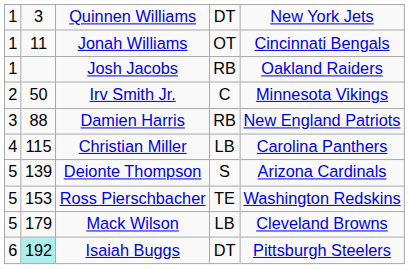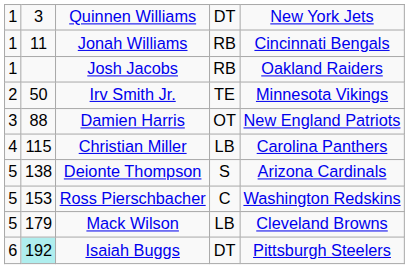(225, 43) OT -> (225, 43) RB
(225, 95) C -> (225, 95) TE
(225, 120) RB -> (225, 120) OT
(38, 172) 139 -> (38, 172) 138
(225, 198) TE -> (225, 198) C
